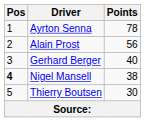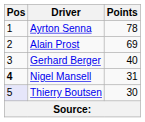(132, 45) 56 -> (132, 45) 69
(132, 77) 38 -> (132, 77) 31
(10, 93) no background -> (10, 93) lavender background
